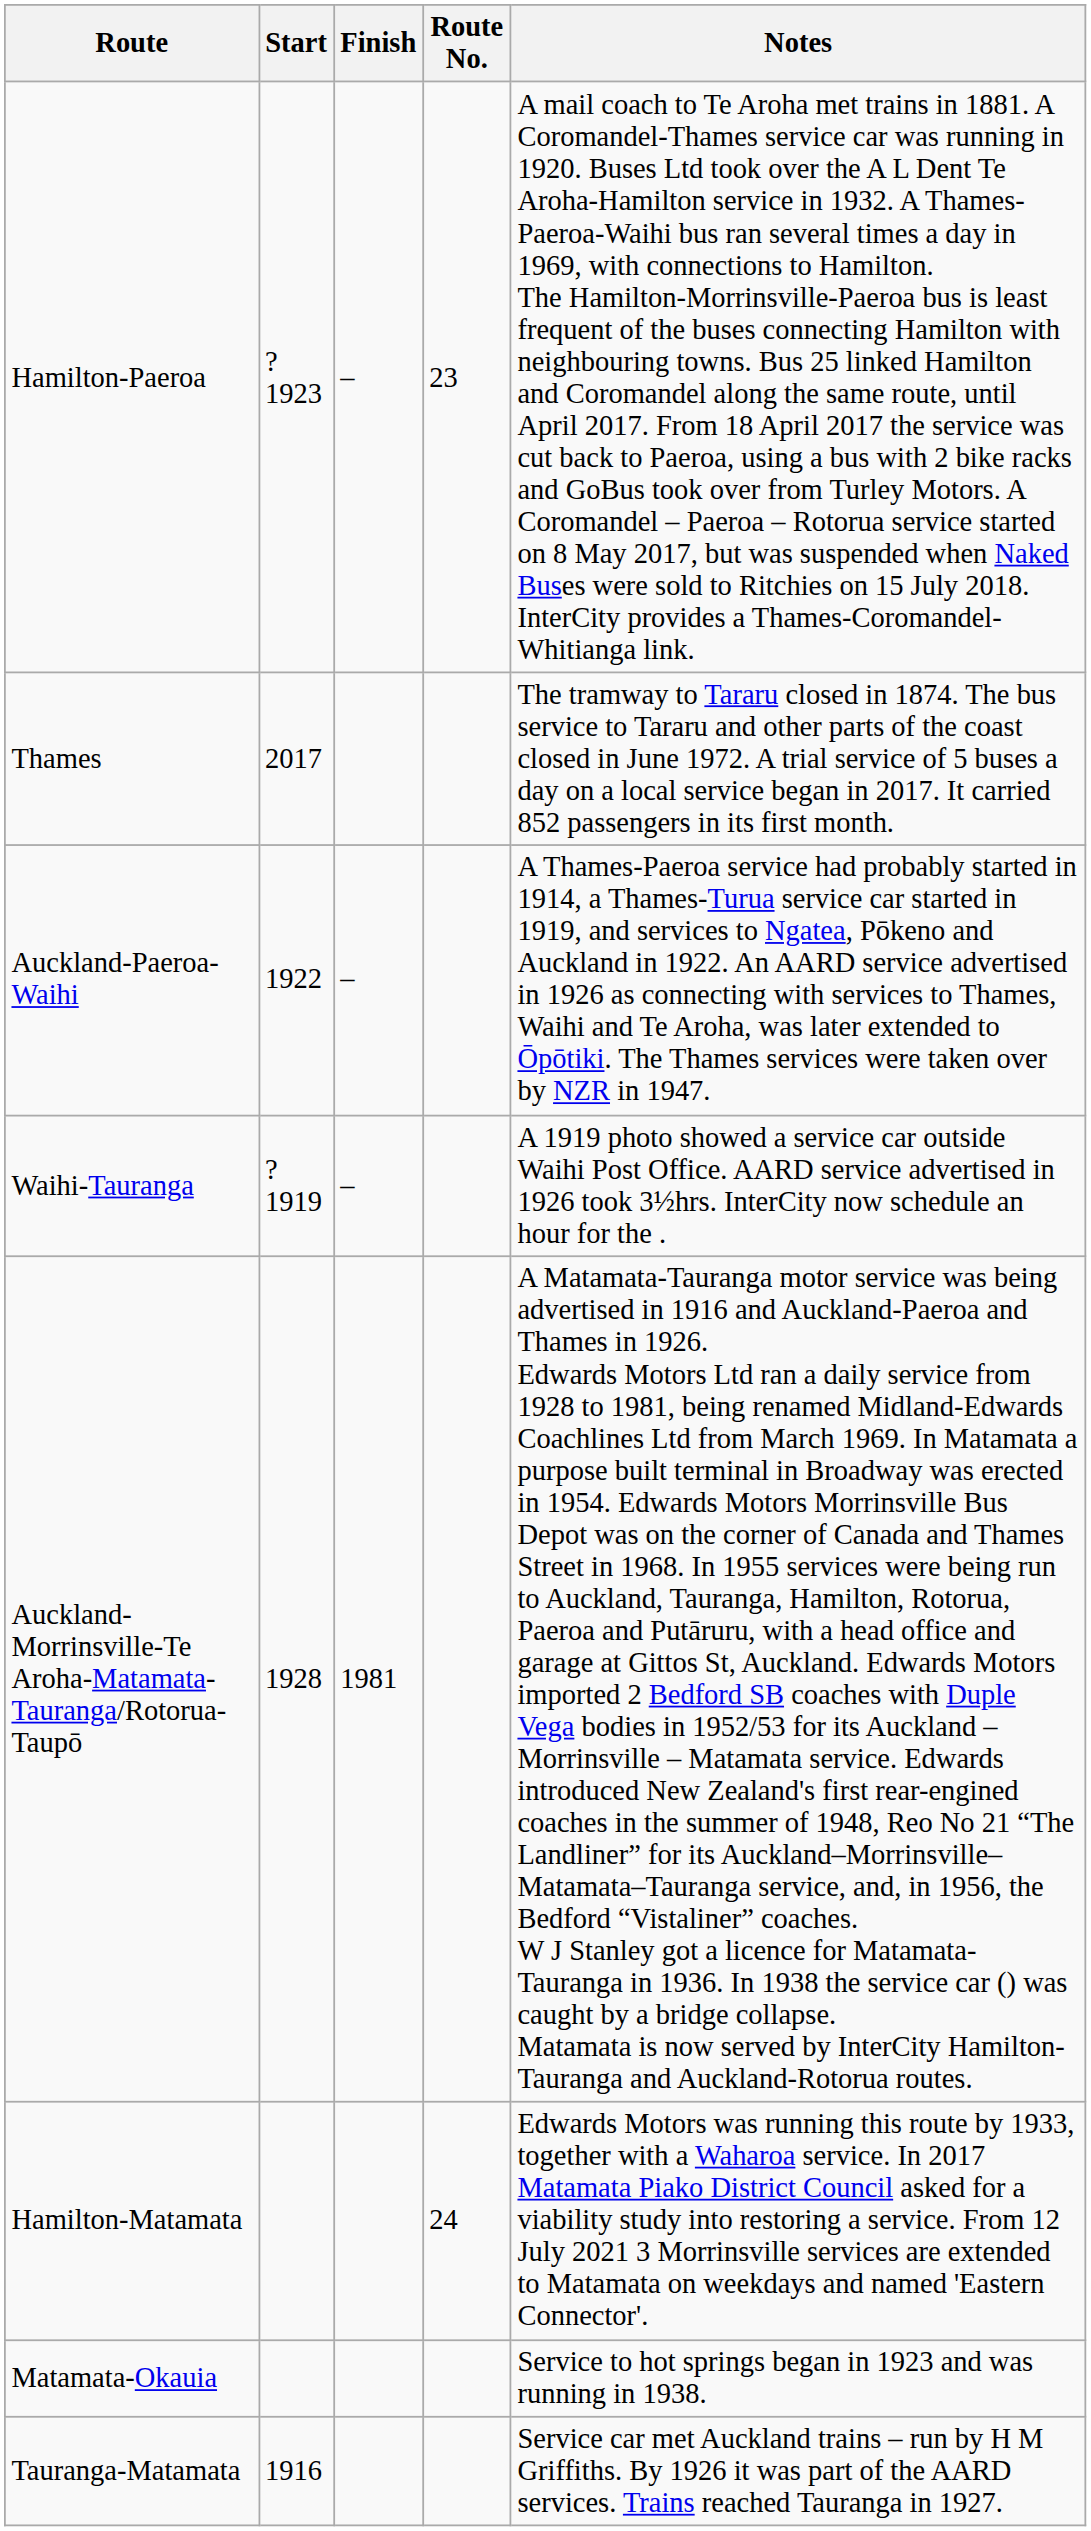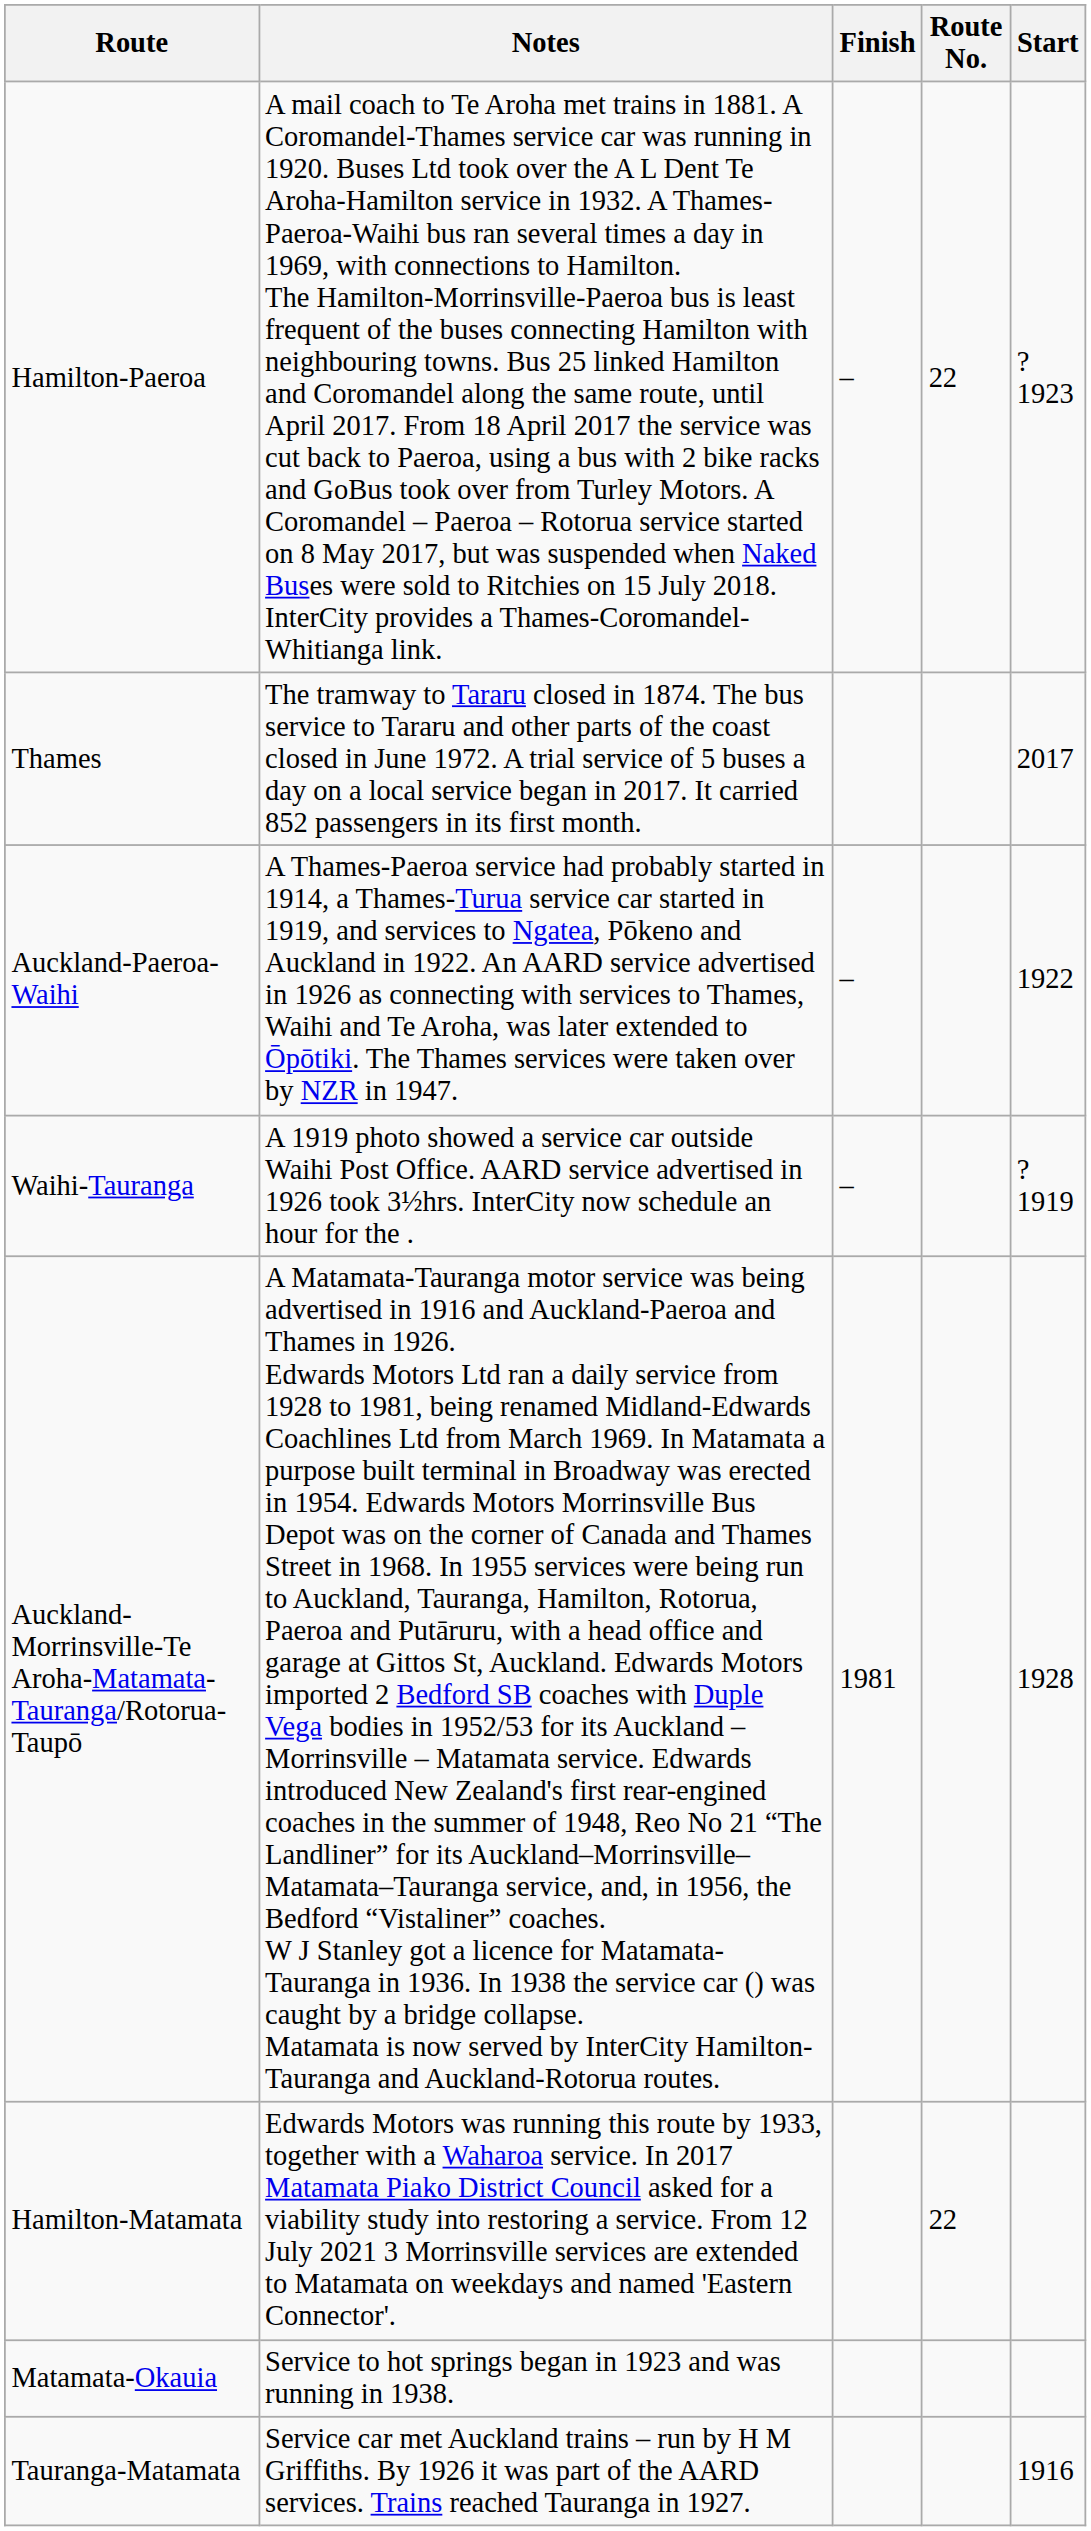columns swapped: (296, 43) <-> (798, 43)
(444, 376) 23 -> (943, 376) 22
(444, 2220) 24 -> (943, 2220) 22
